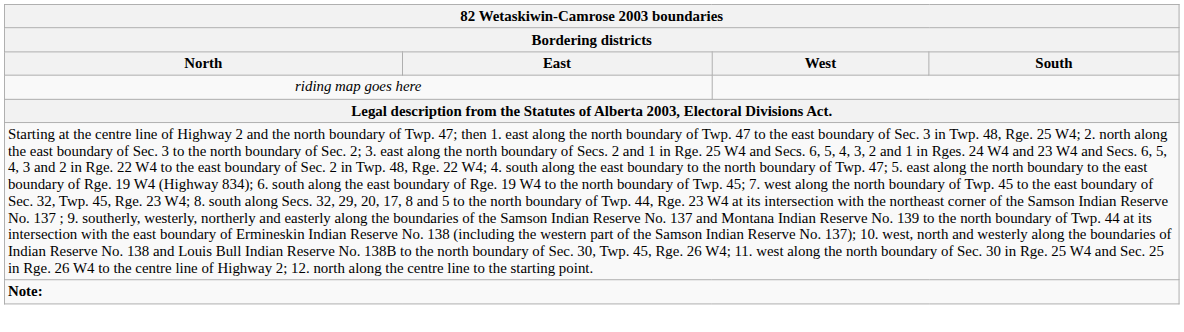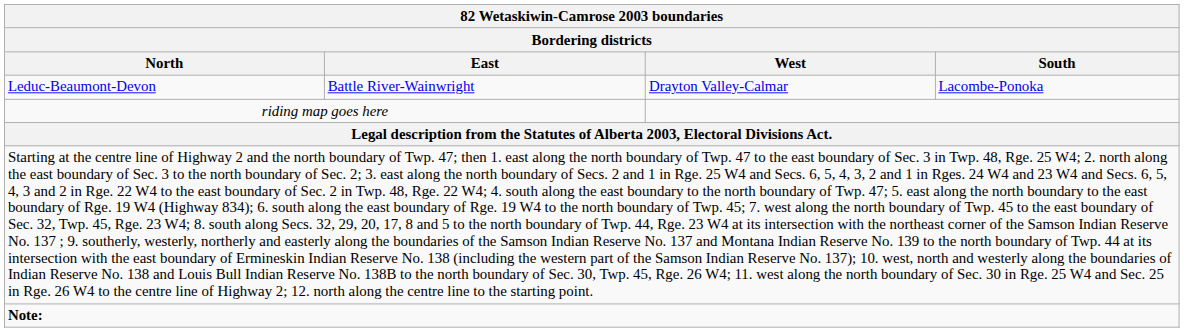+ row: (82, 87)
